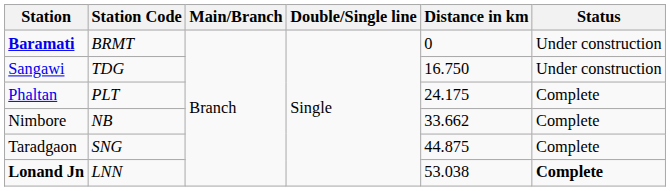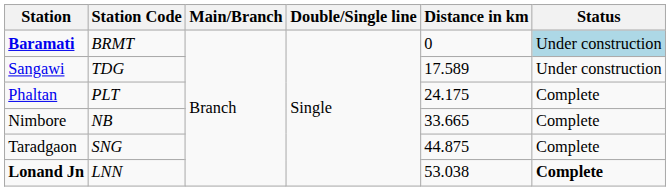(599, 43) no background -> (599, 43) lightblue background
(447, 69) 16.750 -> (447, 69) 17.589
(447, 120) 33.662 -> (447, 120) 33.665
